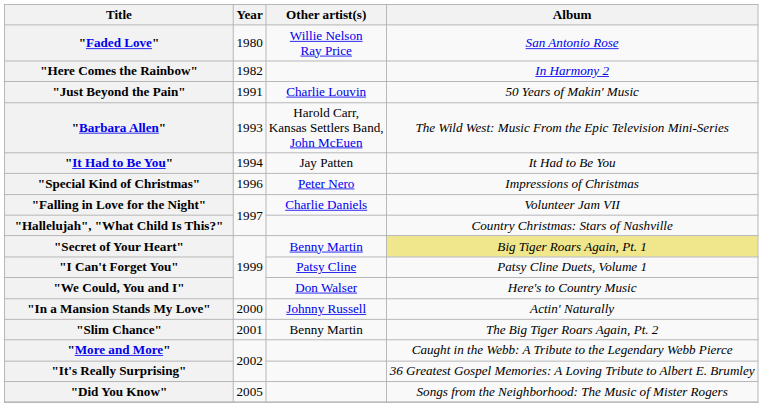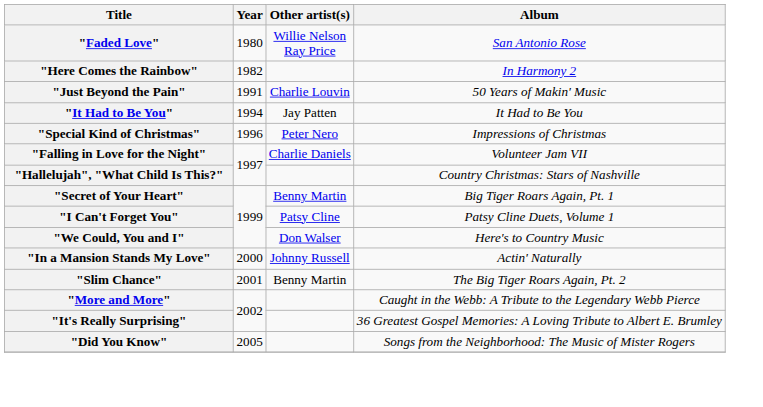- row: (119, 127)
(572, 246) khaki background -> (539, 196) no background
